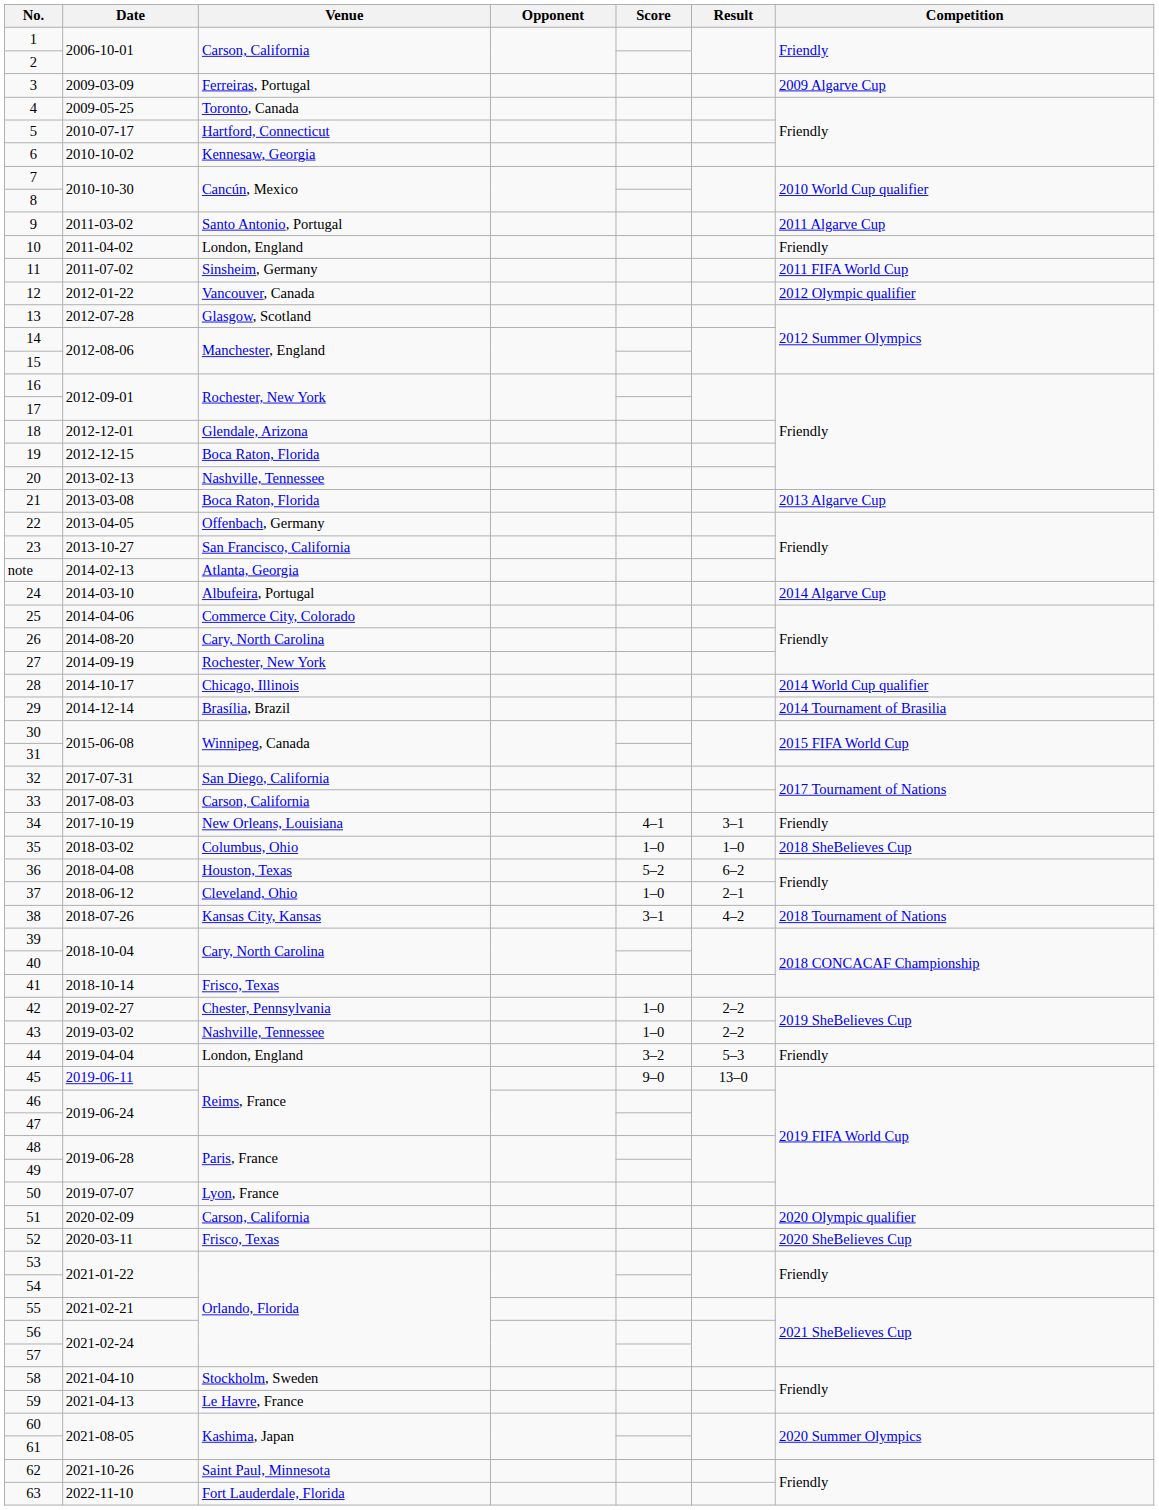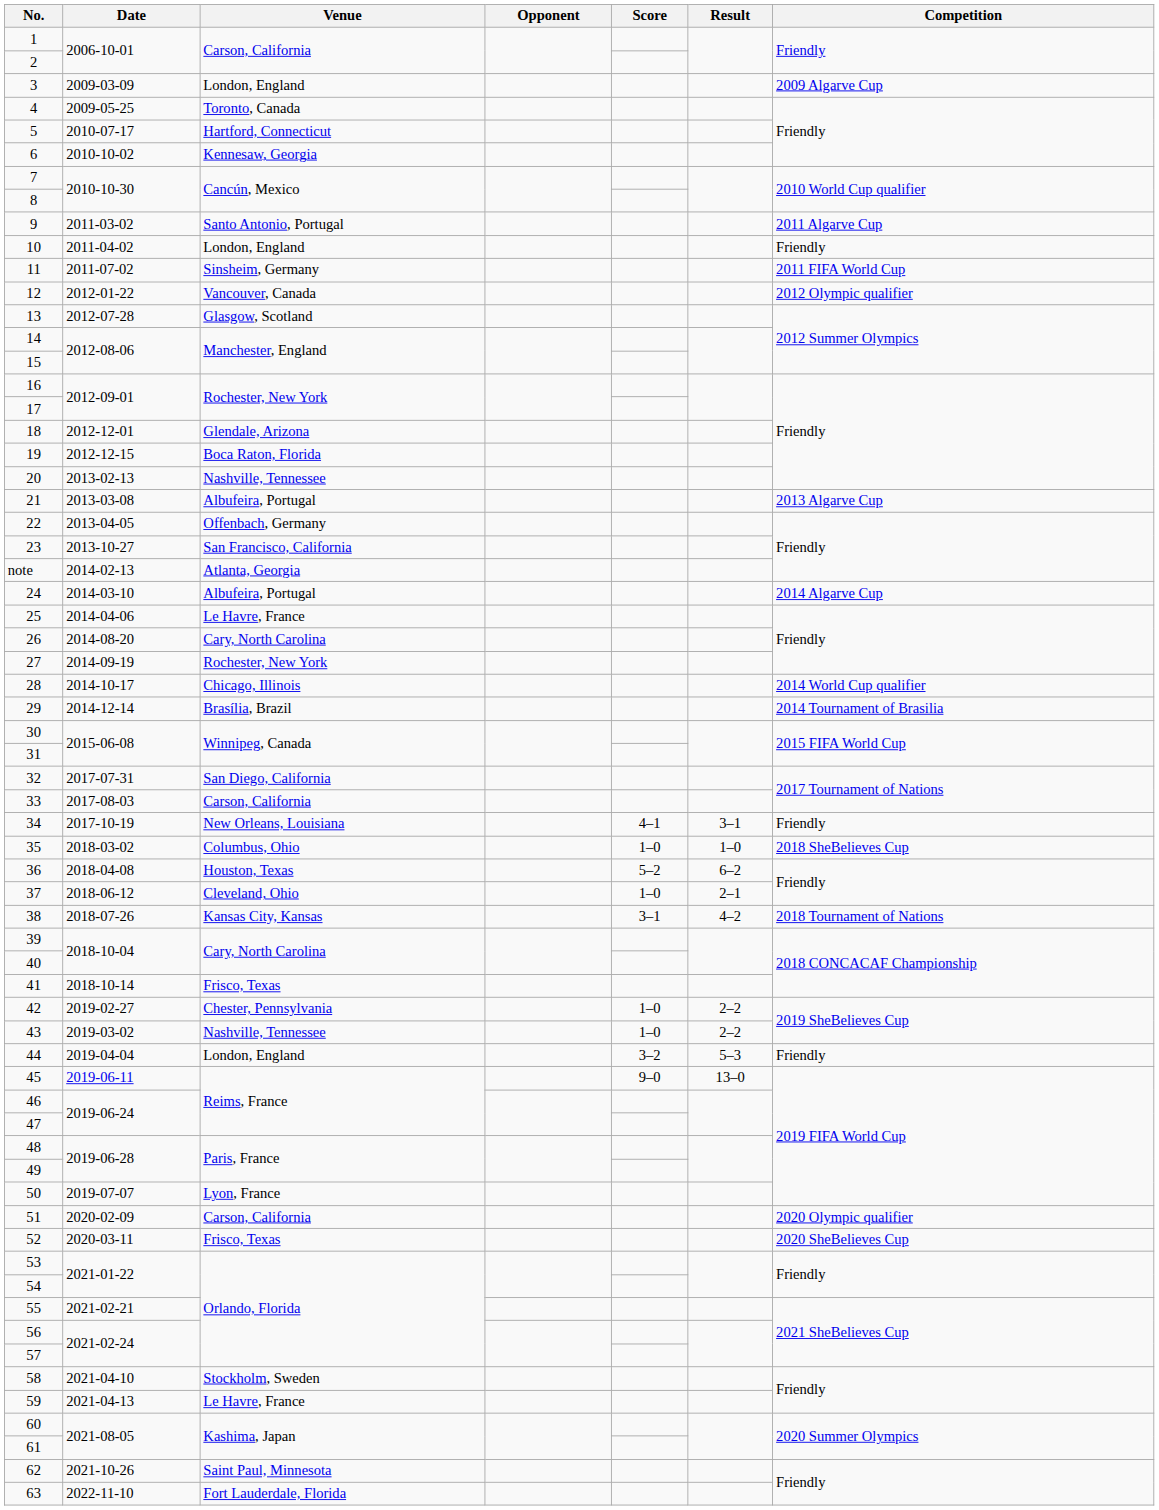(256, 85) Ferreiras, Portugal -> (254, 85) London, England
(261, 500) Boca Raton, Florida -> (260, 500) Albufeira, Portugal
(278, 616) Commerce City, Colorado -> (254, 616) Le Havre, France
